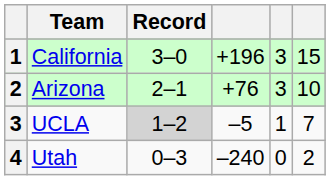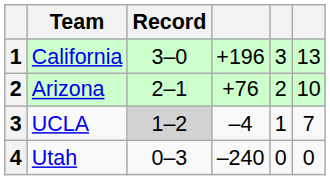(309, 56) 15 -> (309, 56) 13
(281, 90) 3 -> (281, 90) 2
(241, 124) –5 -> (241, 124) –4
(309, 158) 2 -> (309, 158) 0
